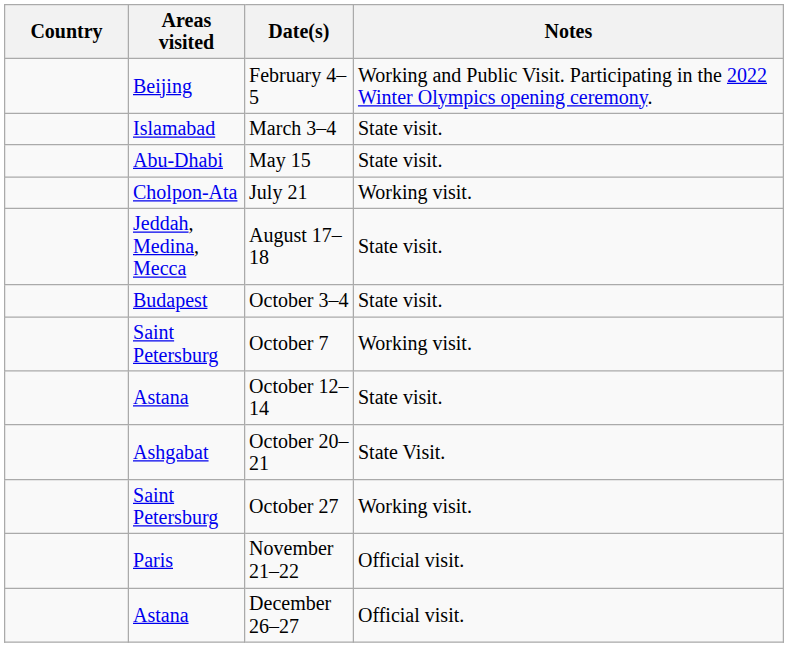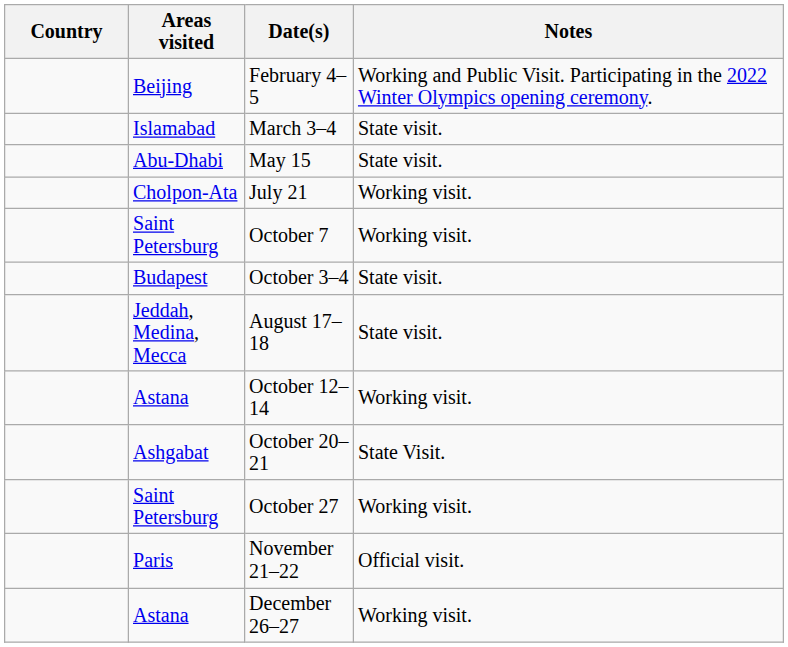rows swapped: (295, 246) <-> (289, 343)
(400, 397) State visit. -> (415, 397) Working visit.
(411, 614) Official visit. -> (415, 614) Working visit.
